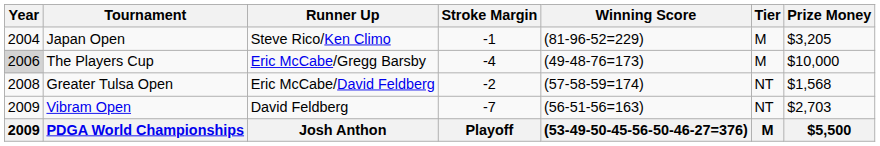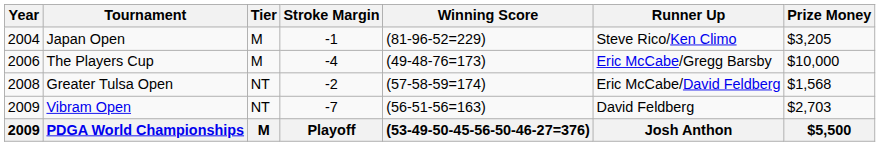columns swapped: (768, 15) <-> (343, 15)
(24, 61) lightgrey background -> (24, 61) no background
